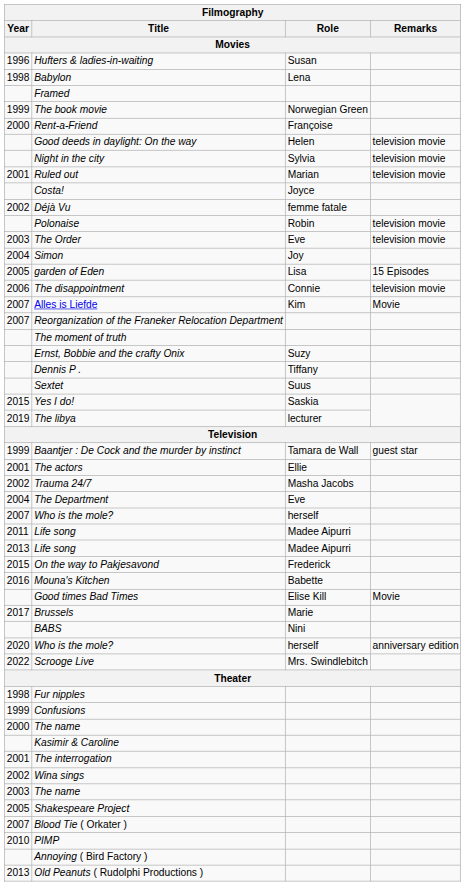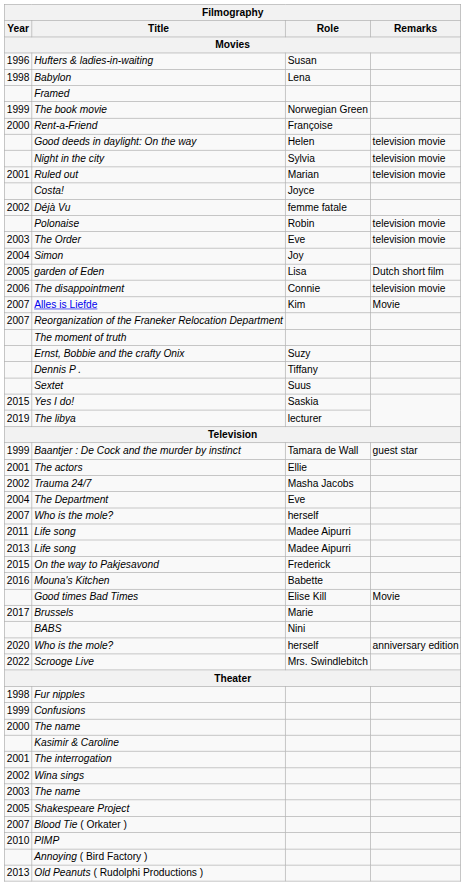(401, 272) 15 Episodes -> (408, 272) Dutch short film
